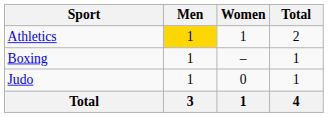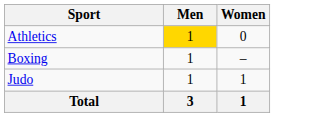- column: (296, 15)
(243, 36) 1 -> (243, 36) 0
(243, 79) 0 -> (243, 79) 1
